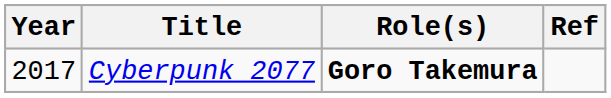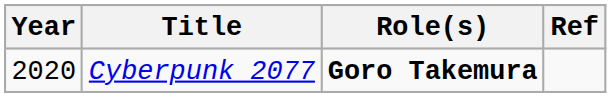(44, 71) 2017 -> (44, 71) 2020
